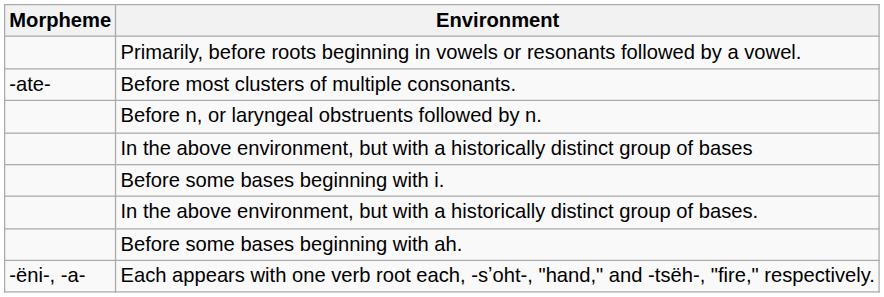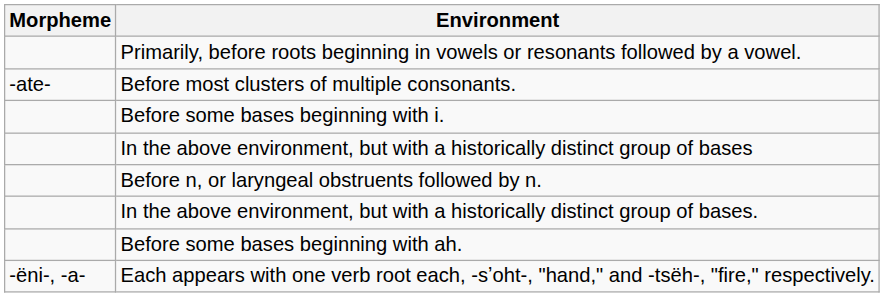rows swapped: (331, 116) <-> (282, 180)
